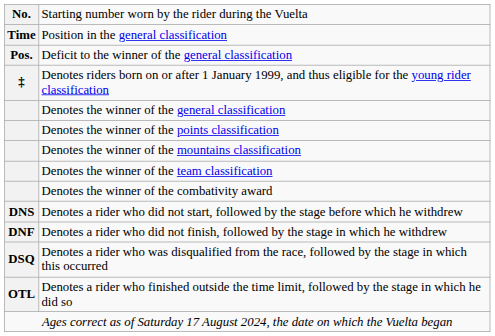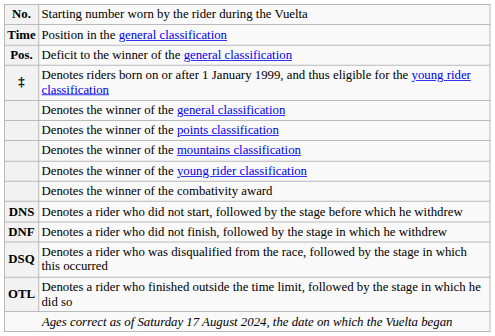+ row: (174, 171)
- row: (157, 171)
